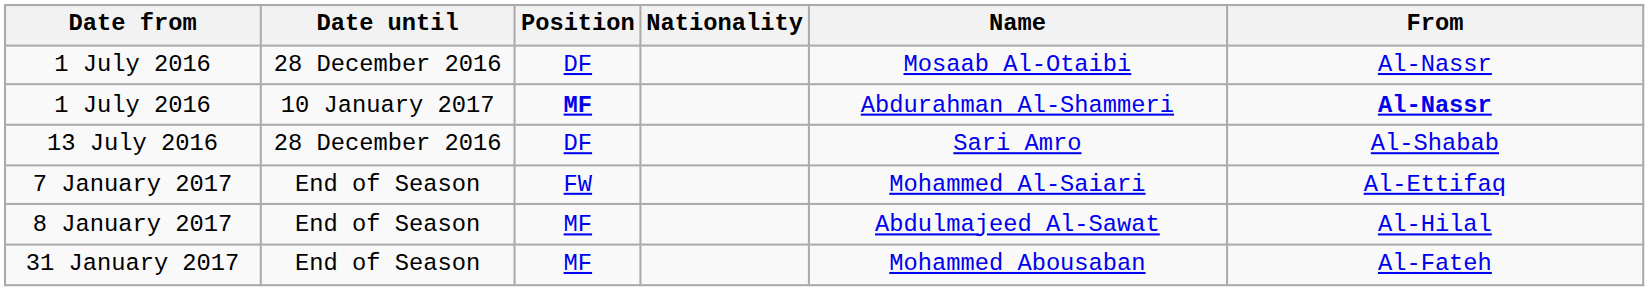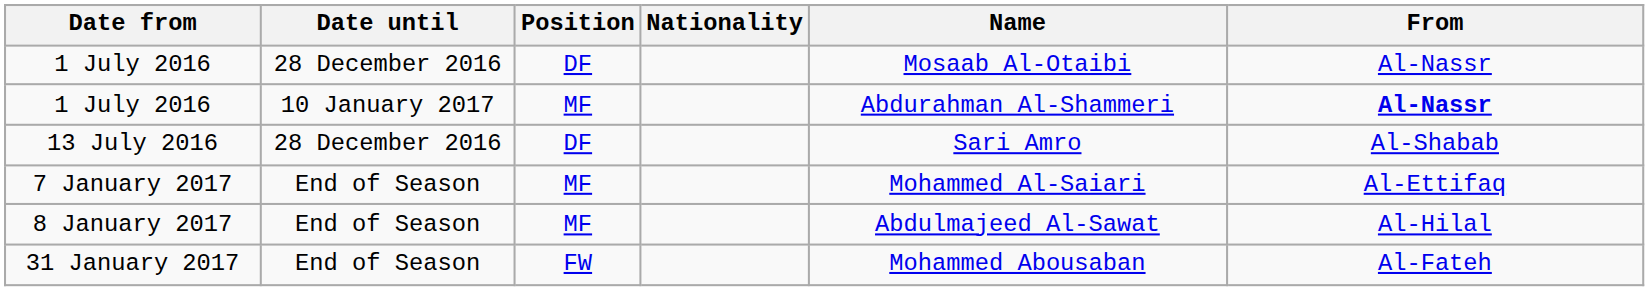(578, 104) bold -> (578, 104) normal
(578, 184) FW -> (578, 184) MF
(578, 264) MF -> (578, 264) FW
